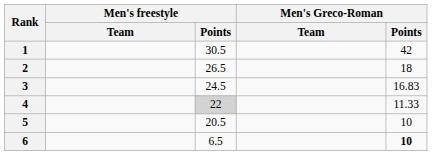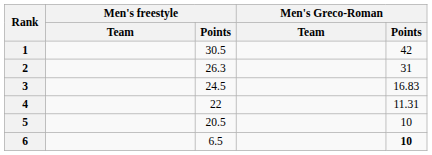(216, 68) 26.5 -> (216, 68) 26.3
(406, 68) 18 -> (406, 68) 31
(216, 104) lightgrey background -> (216, 104) no background
(406, 104) 11.33 -> (406, 104) 11.31
